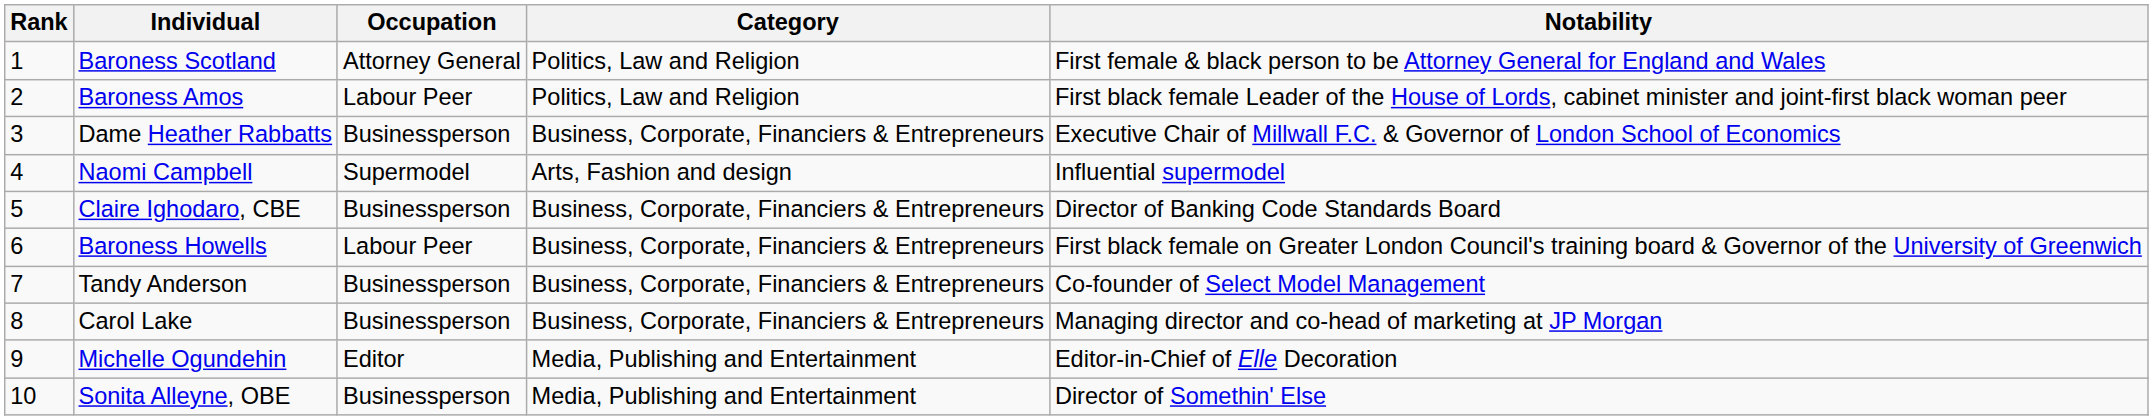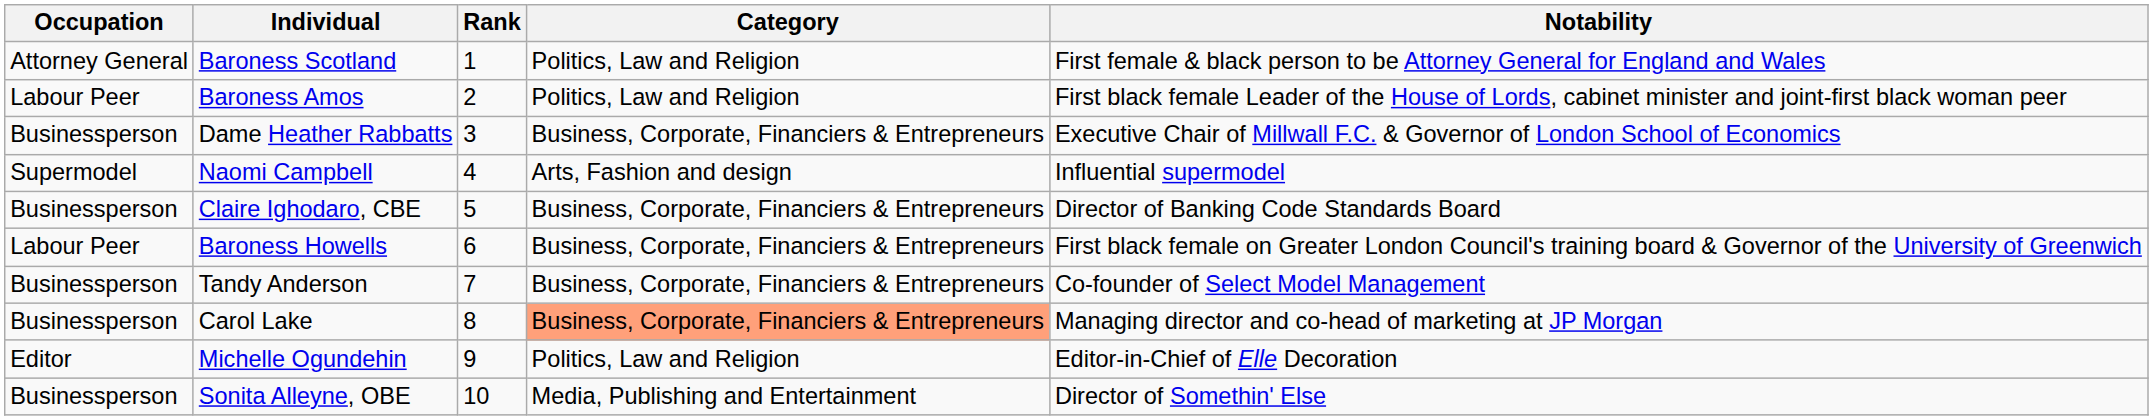columns swapped: (39, 23) <-> (432, 23)
(788, 321) no background -> (788, 321) lightsalmon background
(724, 358) Media, Publishing and Entertainment -> (666, 358) Politics, Law and Religion
